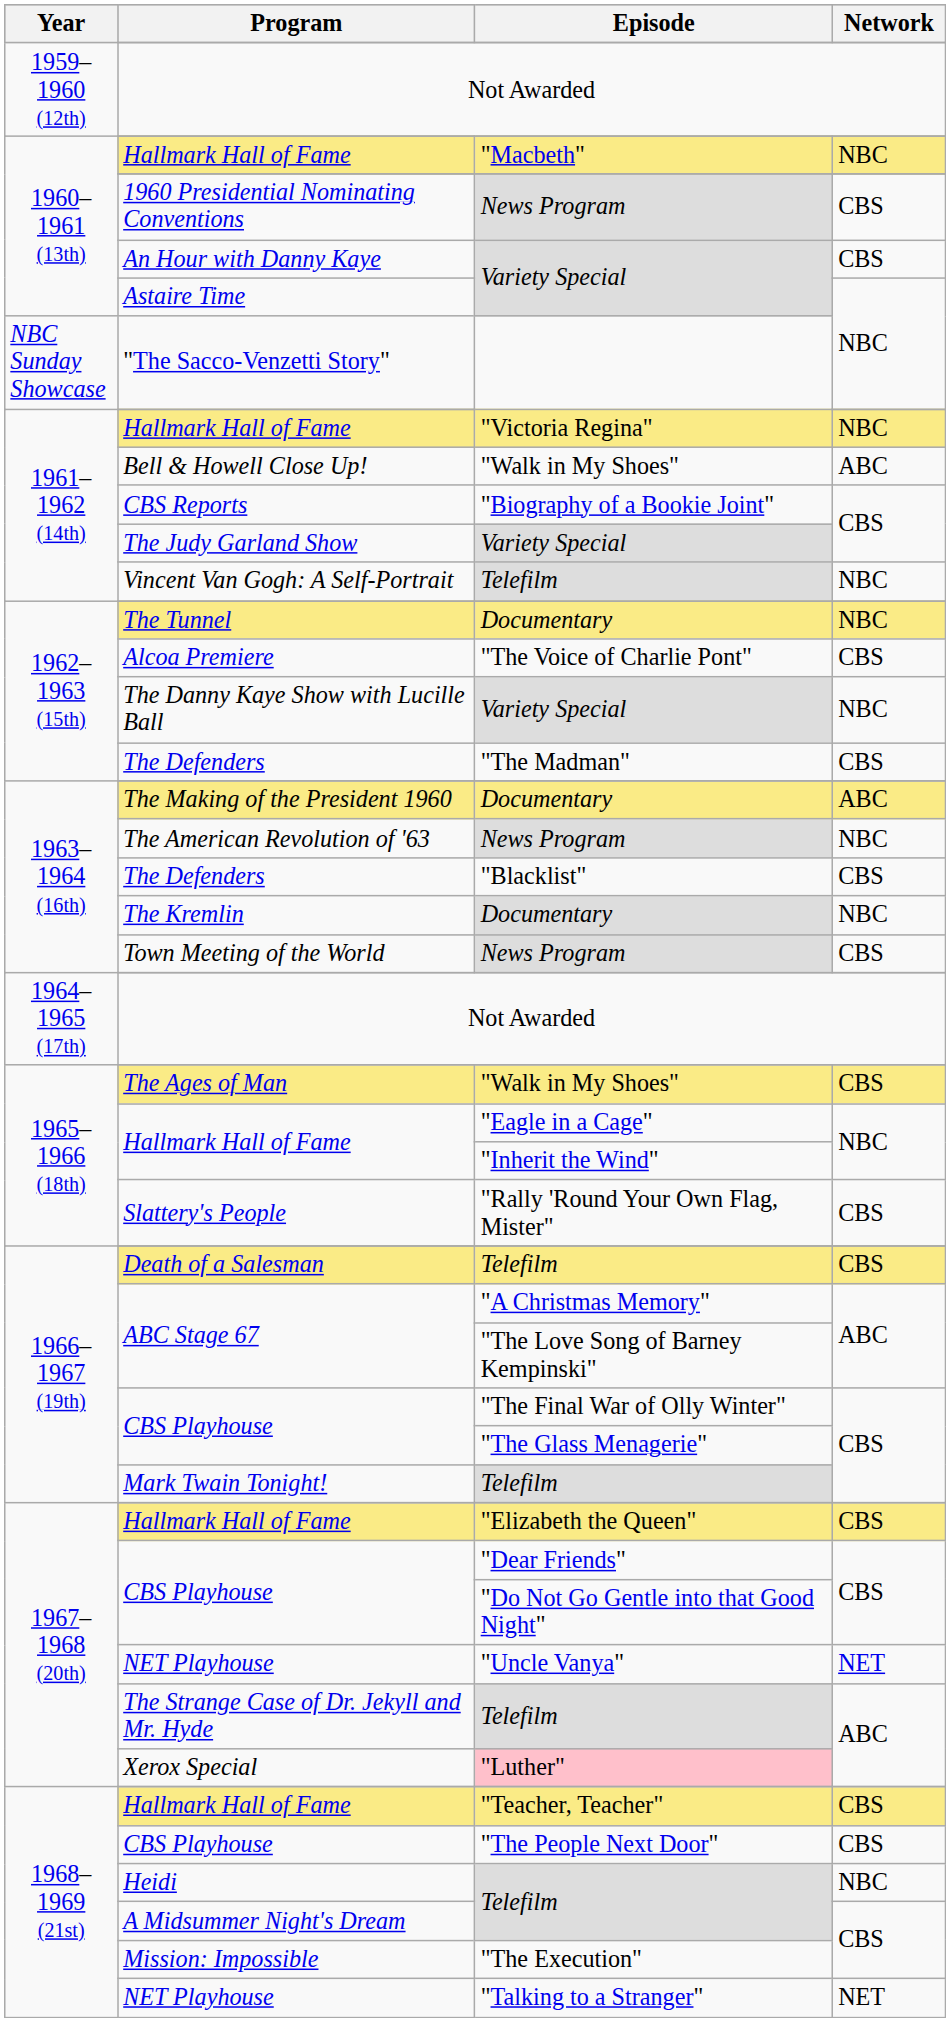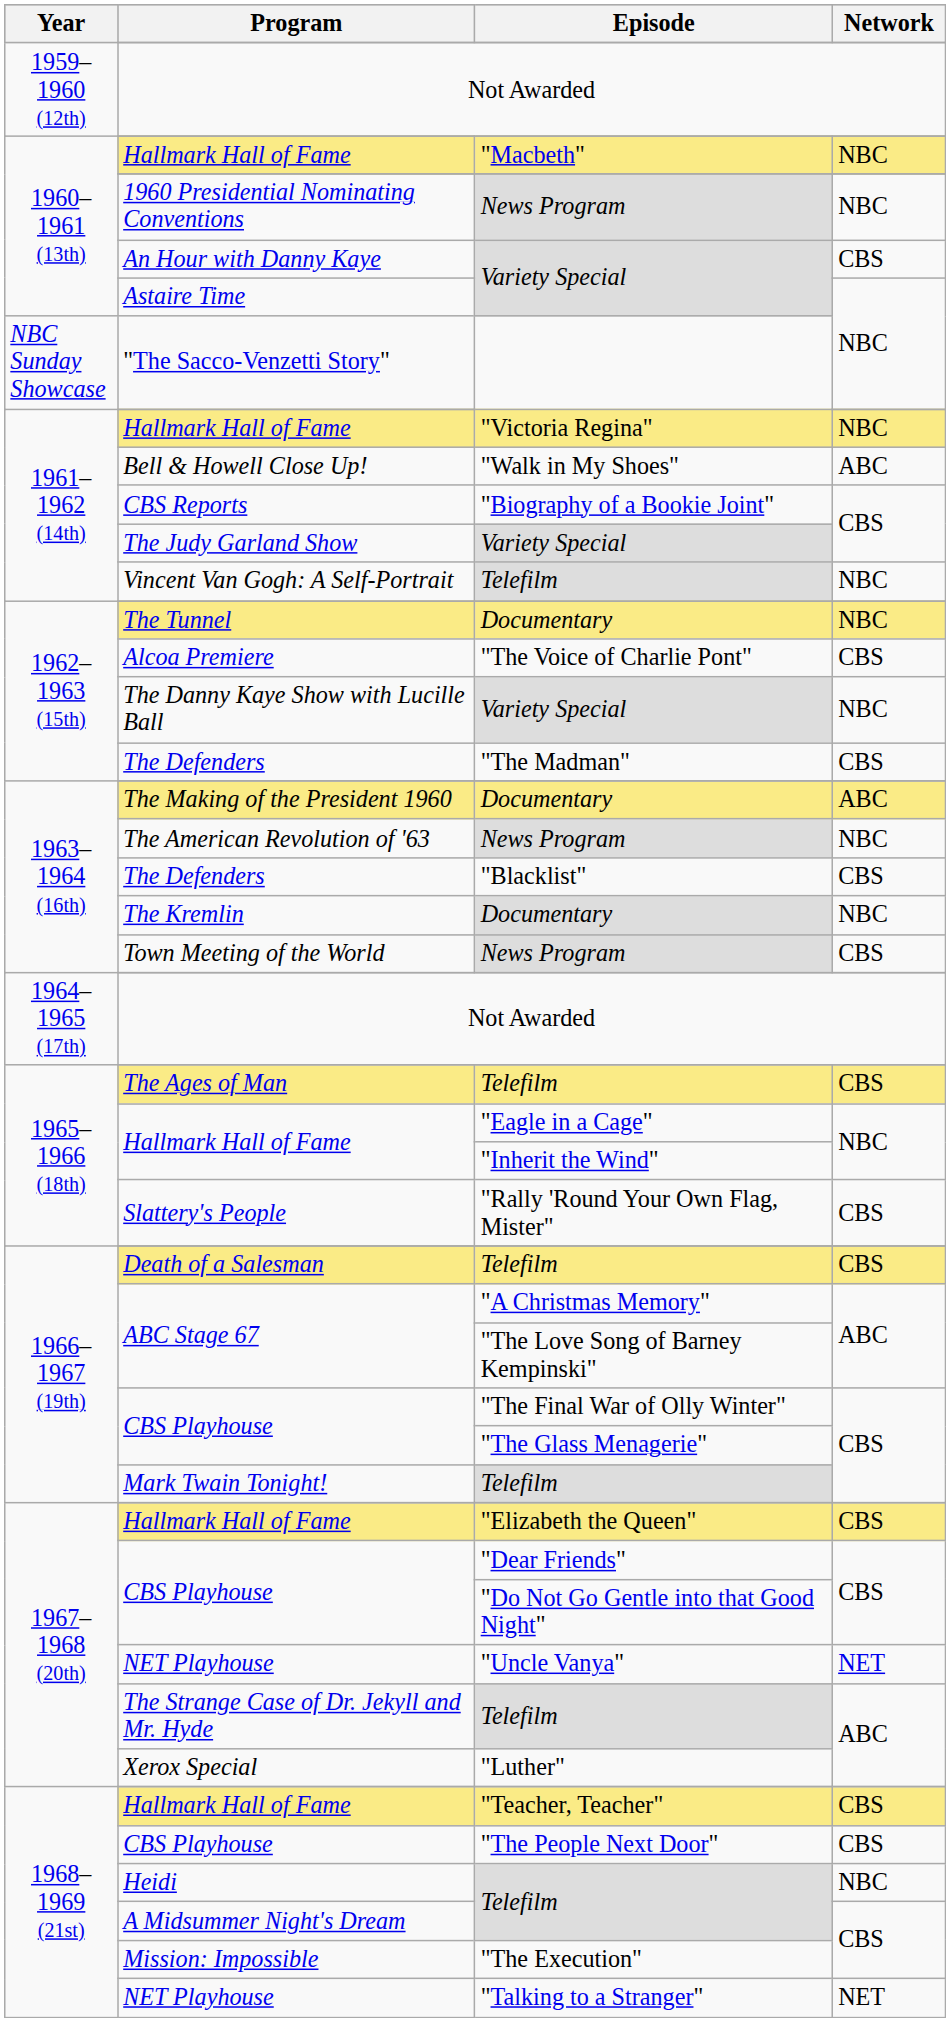(861, 206) CBS -> (863, 206) NBC
(580, 1084) "Walk in My Shoes" -> (519, 1084) Telefilm
(523, 1767) pink background -> (523, 1767) no background
